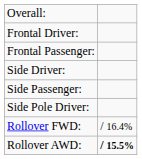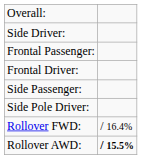rows swapped: (43, 32) <-> (36, 70)
